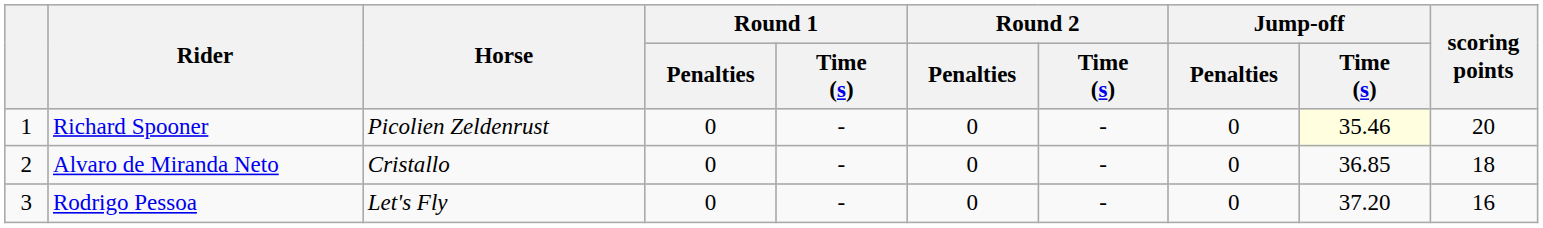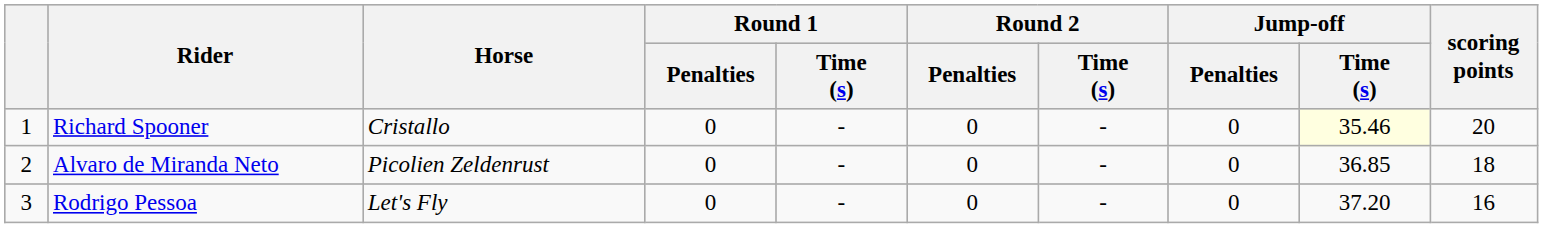(458, 127) Picolien Zeldenrust -> (409, 127) Cristallo
(409, 165) Cristallo -> (458, 165) Picolien Zeldenrust
